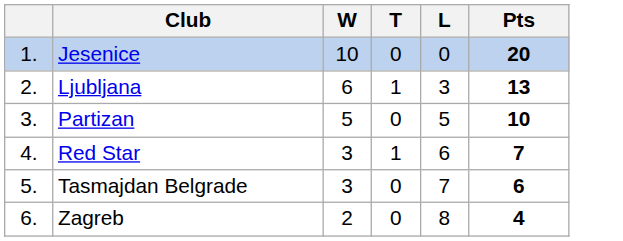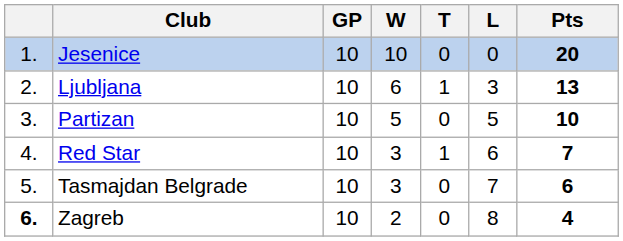+ column: (347, 20)
(29, 218) normal -> (29, 218) bold
